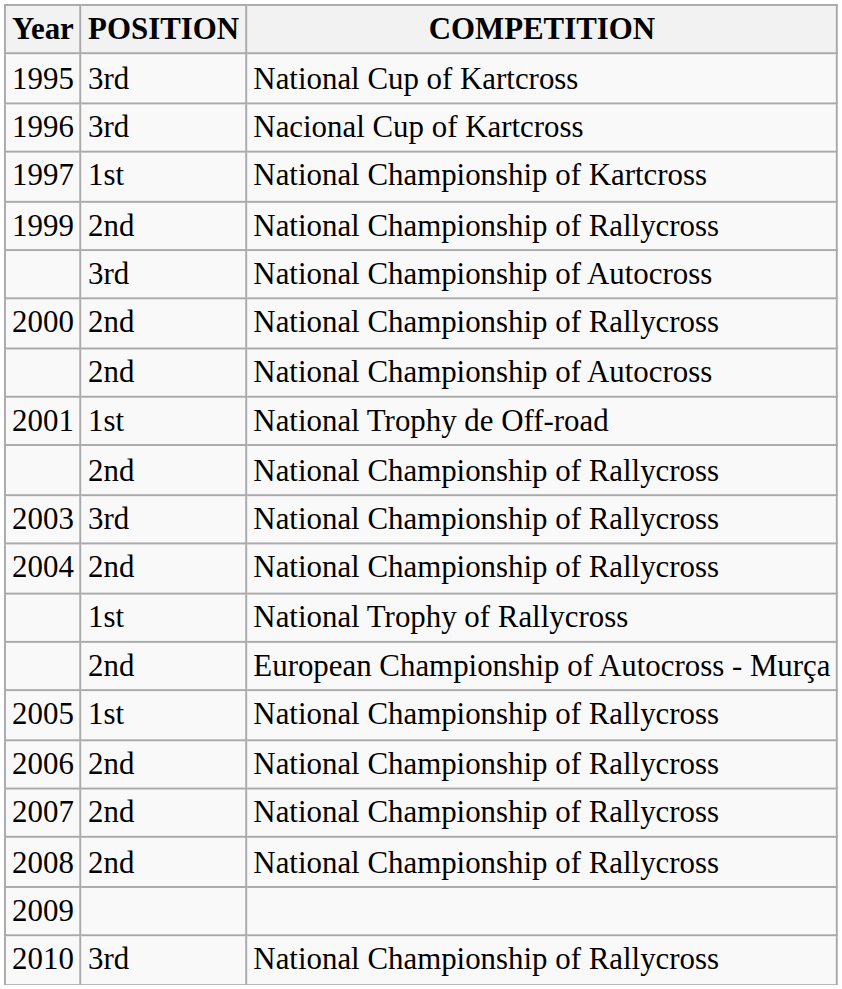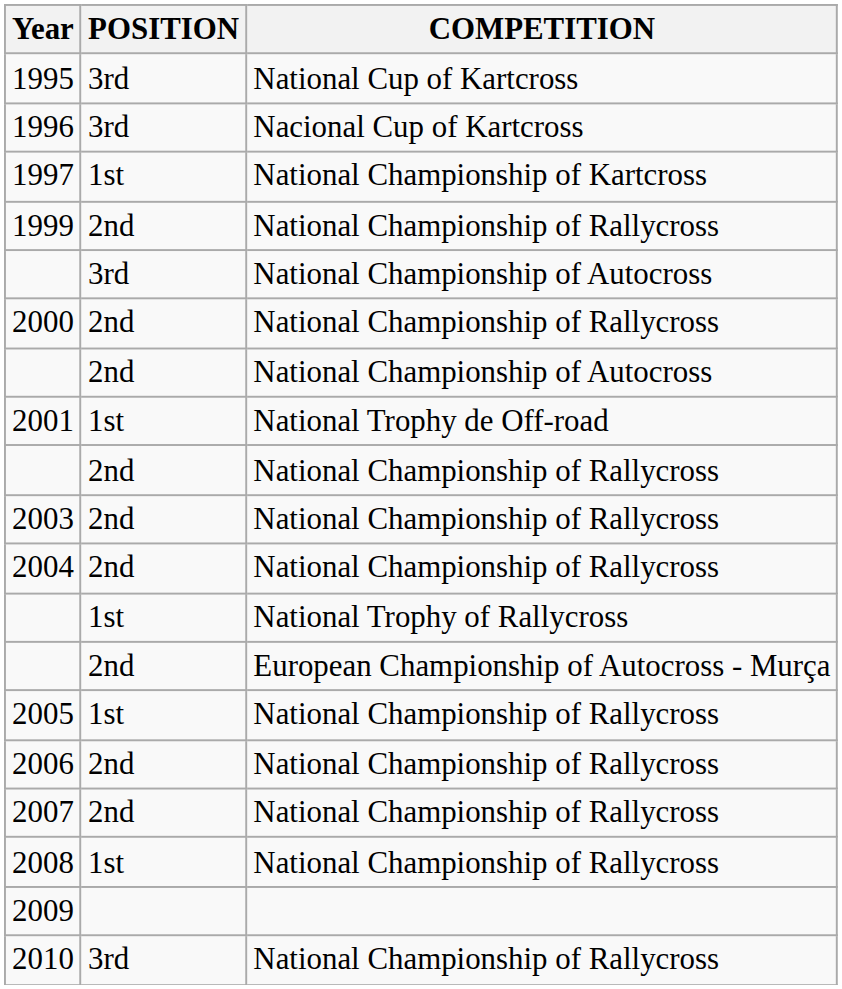(109, 518) 3rd -> (111, 518) 2nd
(111, 861) 2nd -> (106, 861) 1st
